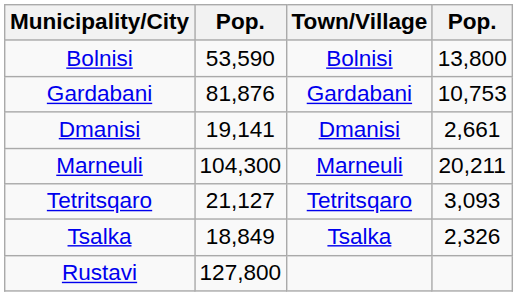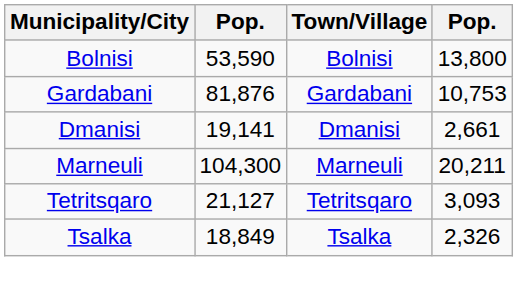- row: (100, 272)
